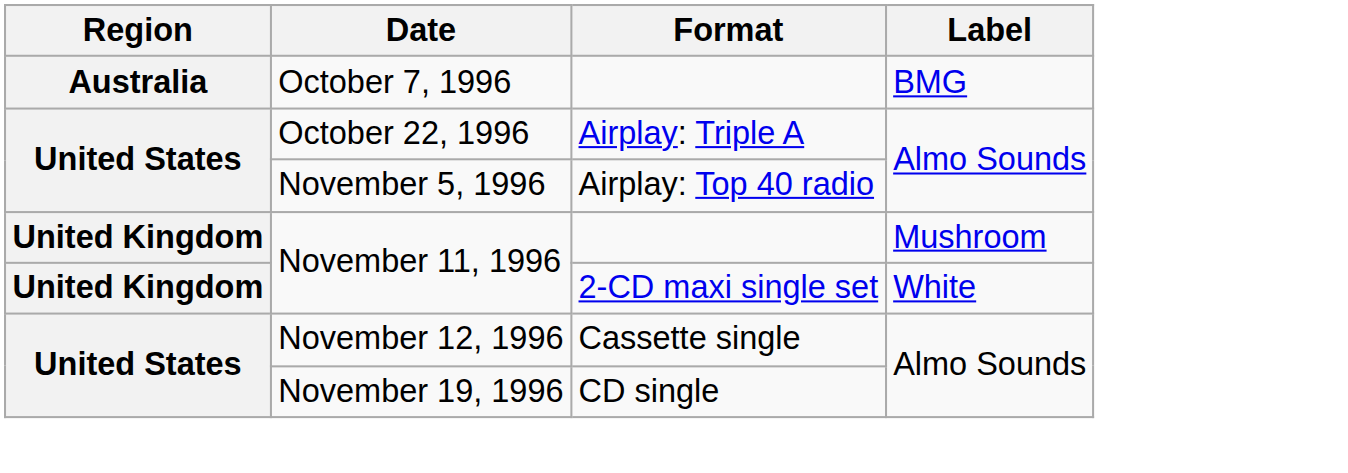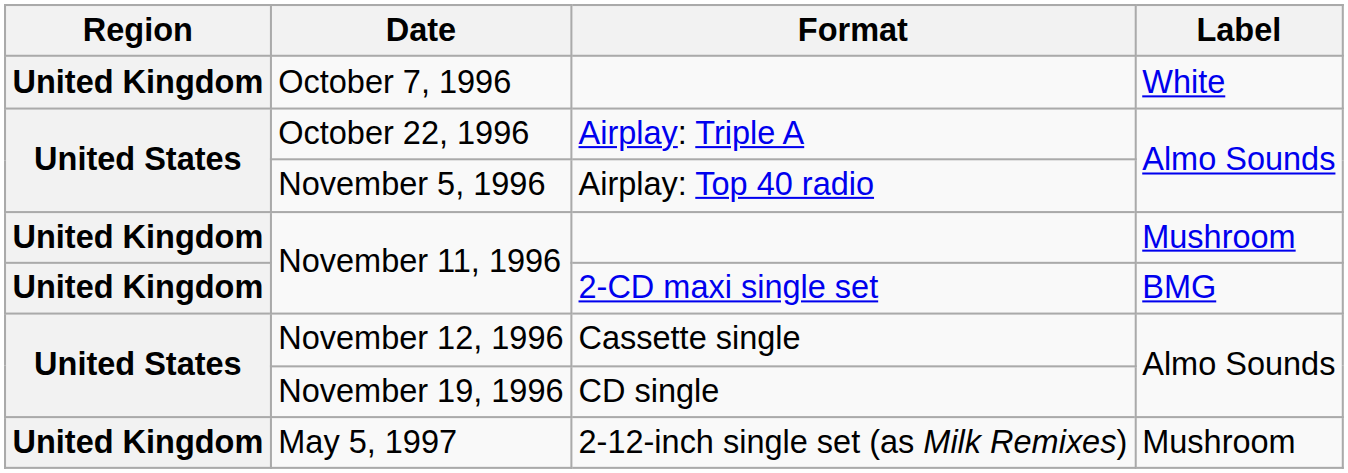(138, 81) Australia -> (138, 81) United Kingdom
(930, 81) BMG -> (1184, 81) White
(935, 287) White -> (1179, 287) BMG
+ row: (368, 442)
